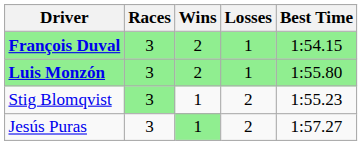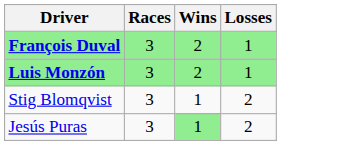- column: (316, 18)
(150, 99) lightgreen background -> (150, 99) no background
